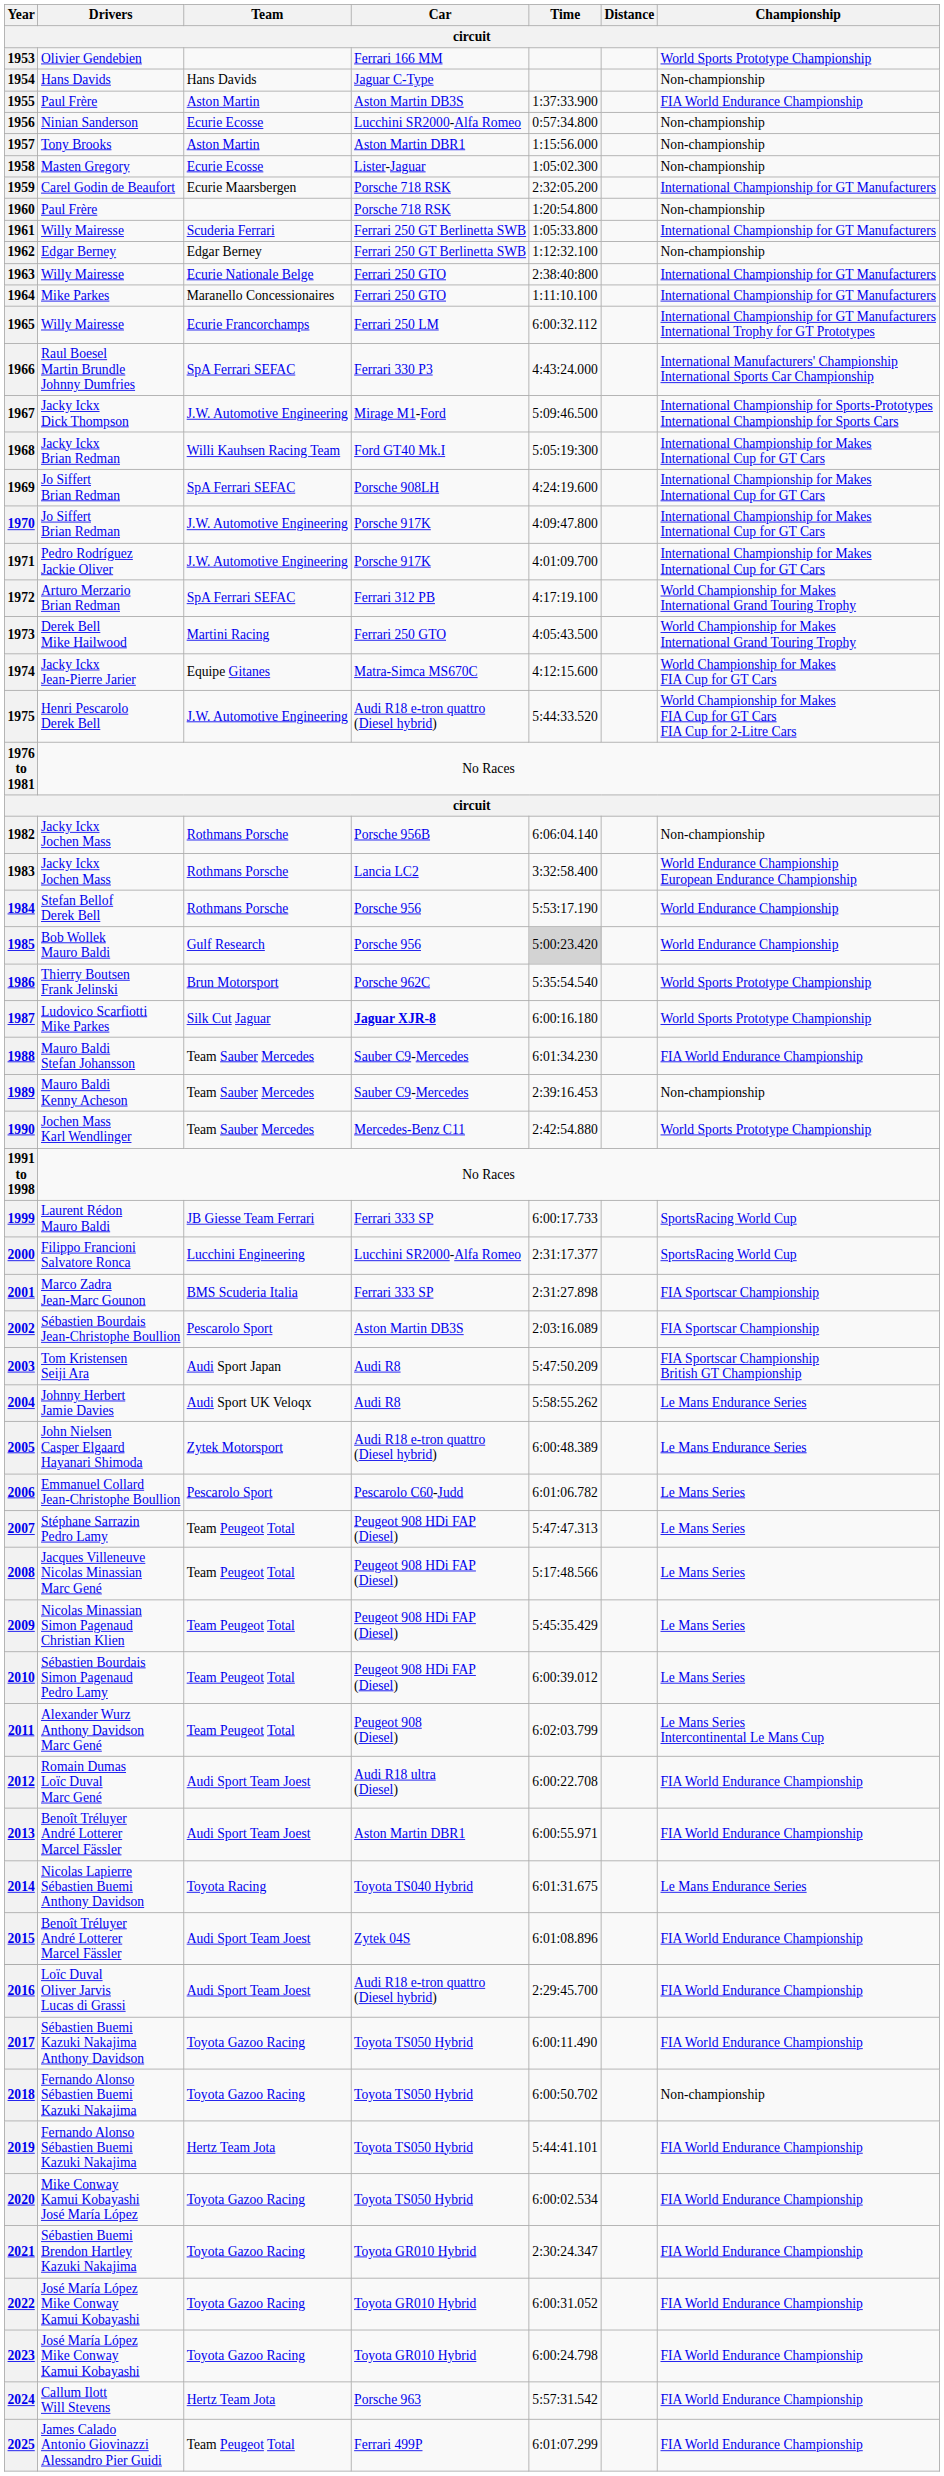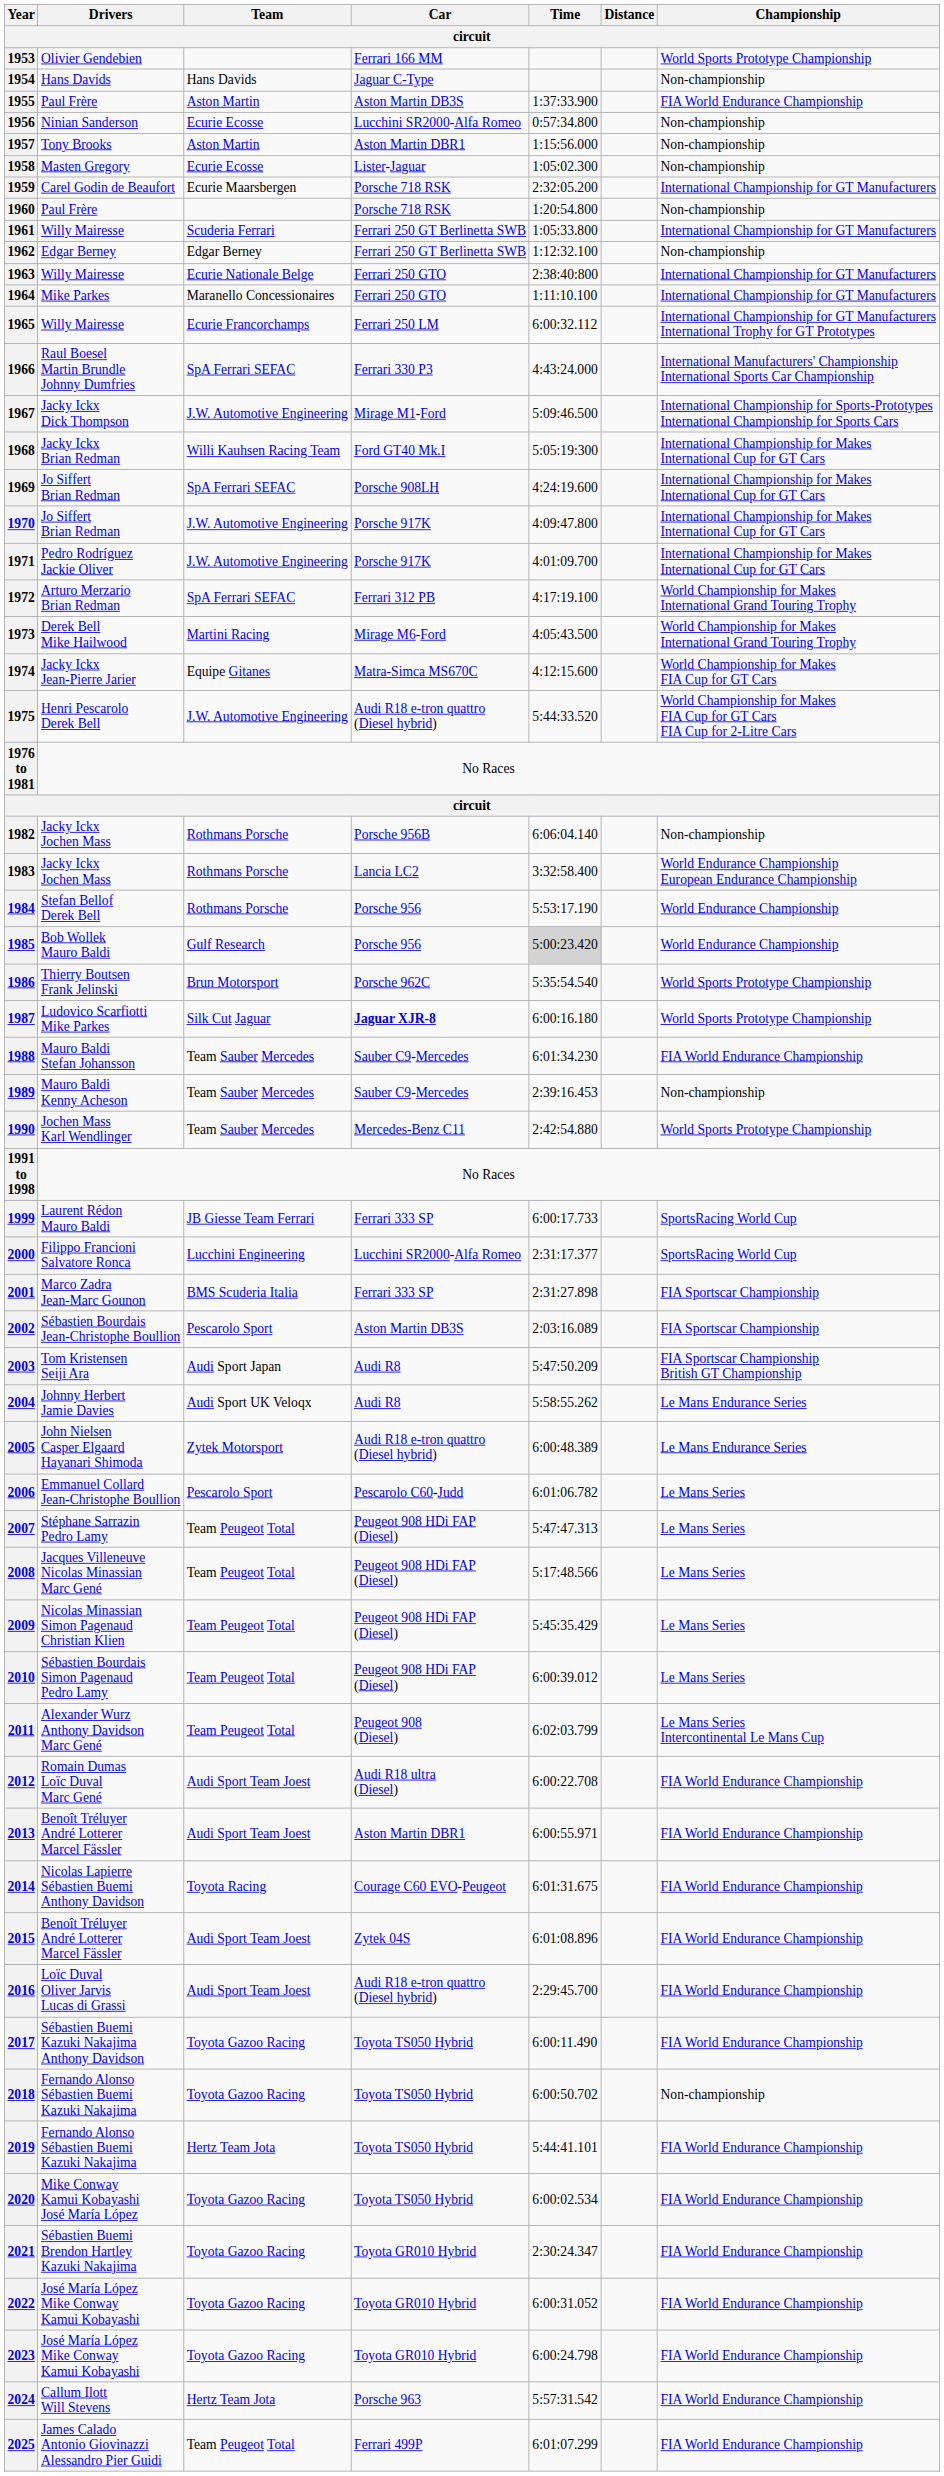(400, 635) Ferrari 250 GTO -> (400, 635) Mirage M6-Ford
(414, 1886) Toyota TS040 Hybrid -> (430, 1886) Courage C60 EVO-Peugeot
(734, 1886) Le Mans Endurance Series -> (762, 1886) FIA World Endurance Championship
